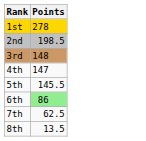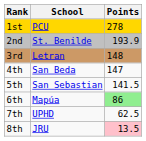+ column: (67, 12)
(51, 41) 198.5 -> (126, 41) 193.9
(51, 85) 145.5 -> (126, 85) 141.5
(54, 129) no background -> (128, 129) pink background
